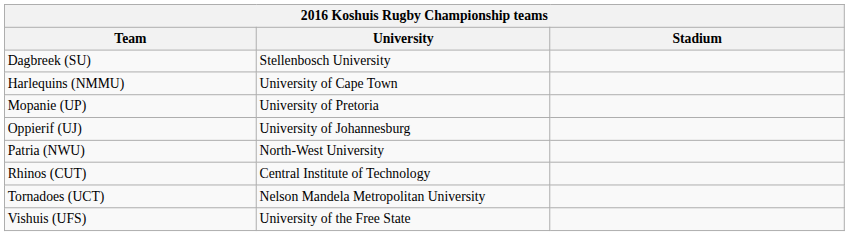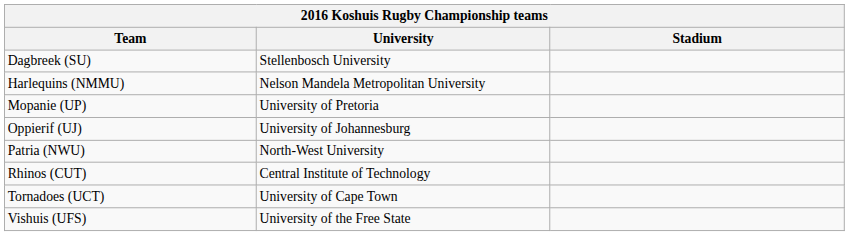(329, 83) University of Cape Town -> (373, 83) Nelson Mandela Metropolitan University
(373, 196) Nelson Mandela Metropolitan University -> (329, 196) University of Cape Town
